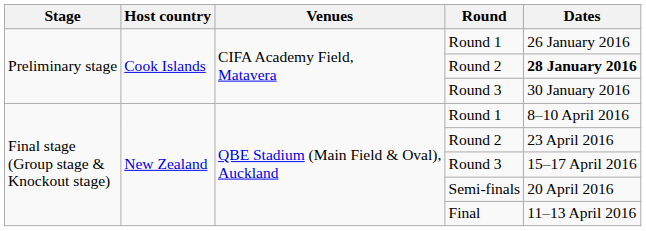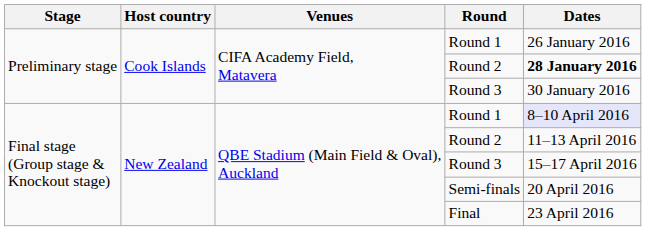(578, 115) no background -> (578, 115) lavender background
(570, 139) 23 April 2016 -> (582, 139) 11–13 April 2016
(582, 213) 11–13 April 2016 -> (570, 213) 23 April 2016
